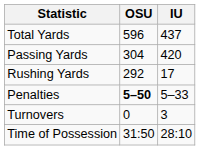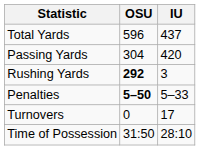(134, 74) normal -> (134, 74) bold
(167, 74) 17 -> (164, 74) 3
(164, 114) 3 -> (167, 114) 17
